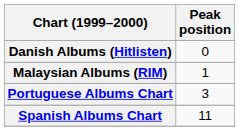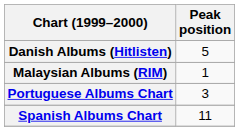(205, 51) 0 -> (205, 51) 5
